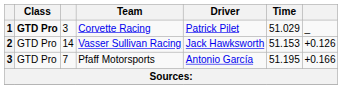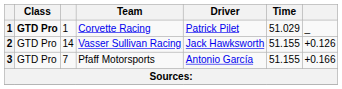(65, 28) 3 -> (65, 28) 1
(284, 44) 51.153 -> (284, 44) 51.155
(284, 60) 51.195 -> (284, 60) 51.155
